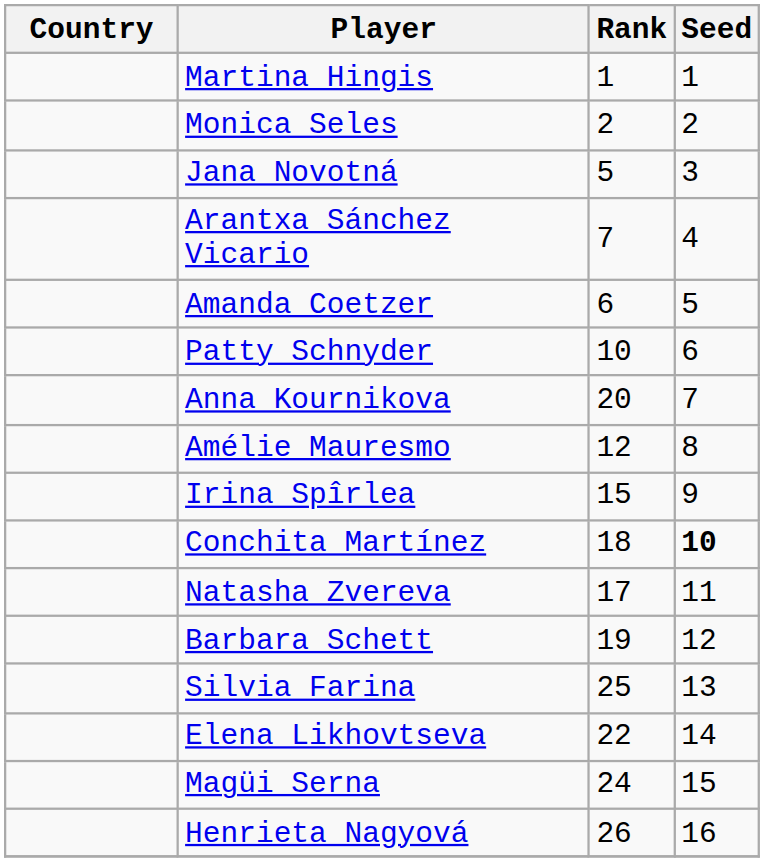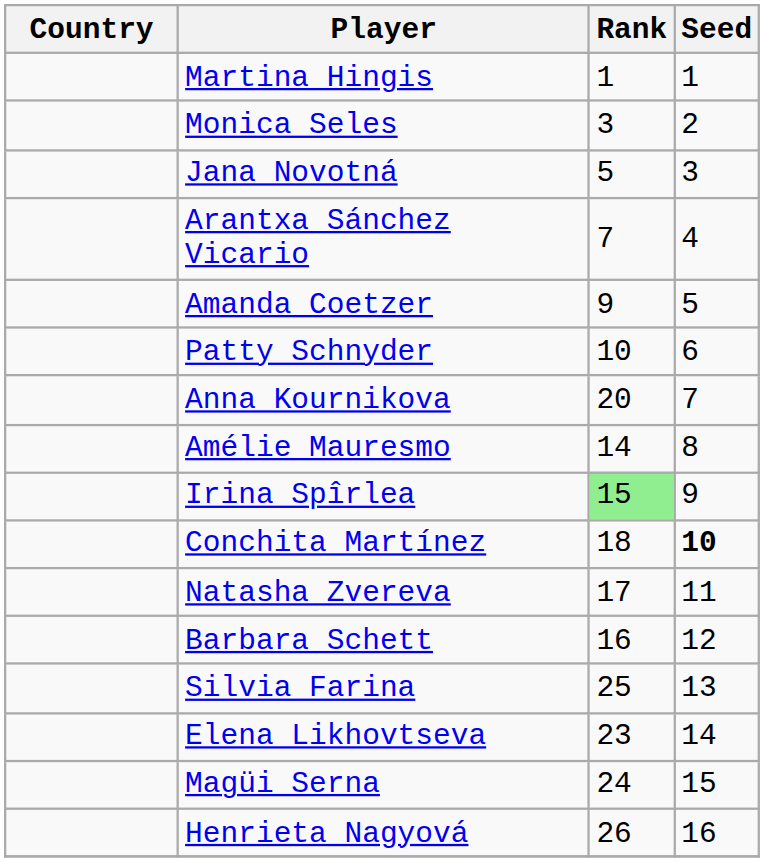(605, 125) 2 -> (605, 125) 3
(605, 304) 6 -> (605, 304) 9
(614, 448) 12 -> (614, 448) 14
(614, 496) no background -> (614, 496) lightgreen background
(614, 640) 19 -> (614, 640) 16
(614, 737) 22 -> (614, 737) 23
